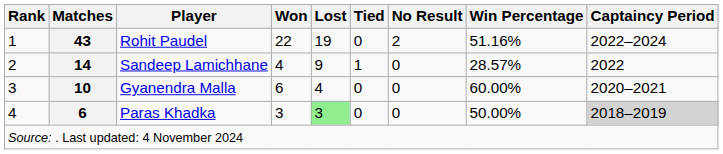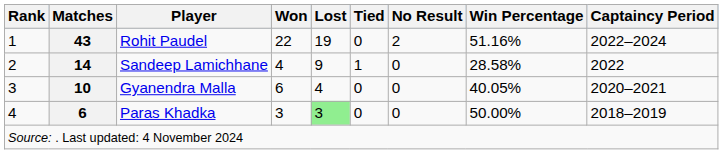(495, 64) 28.57% -> (495, 64) 28.58%
(495, 88) 60.00% -> (495, 88) 40.05%
(629, 112) lightgrey background -> (629, 112) no background
